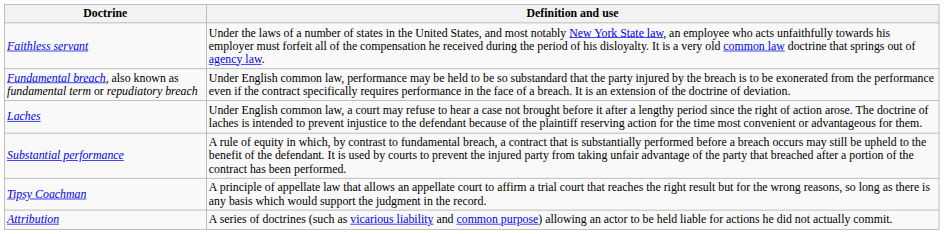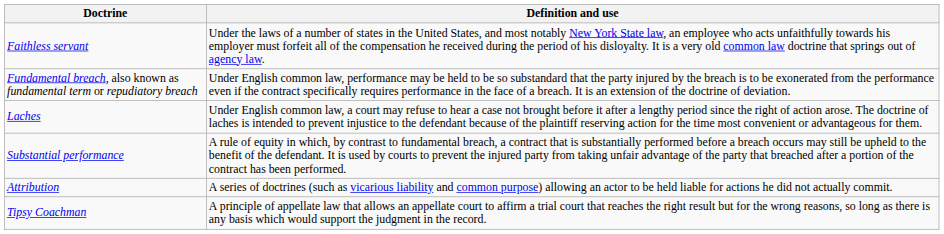rows swapped: (33, 219) <-> (47, 194)
